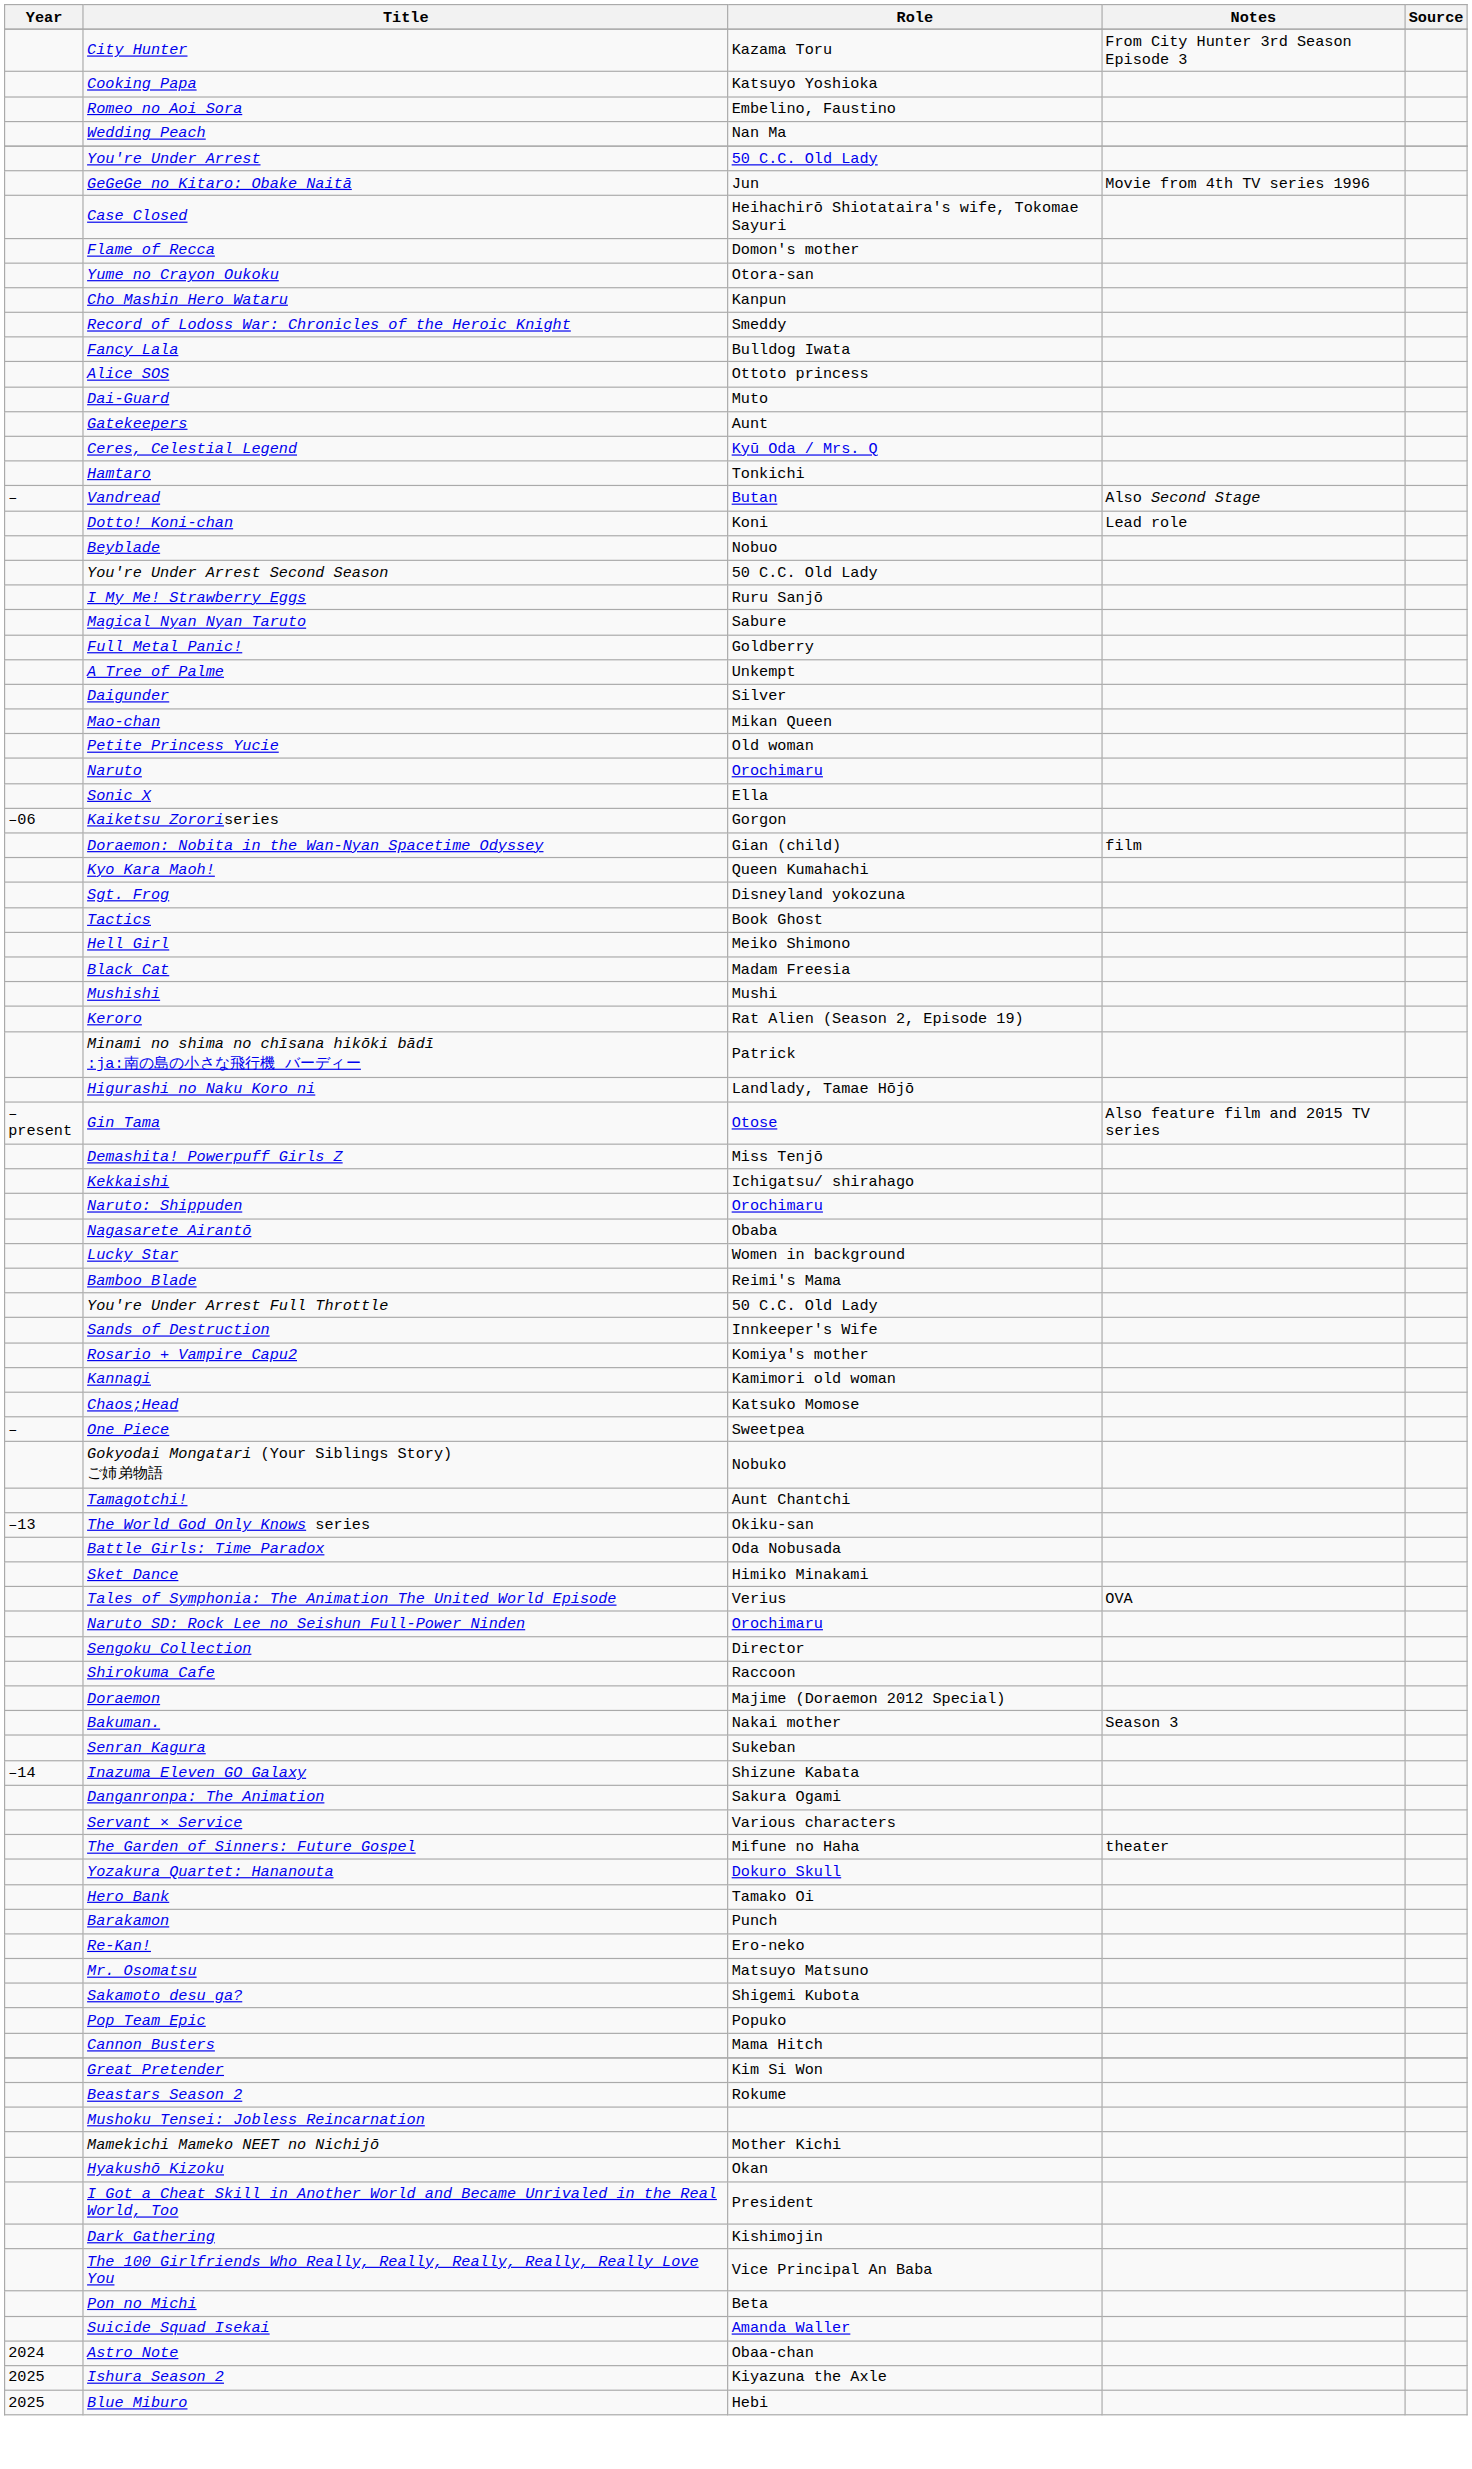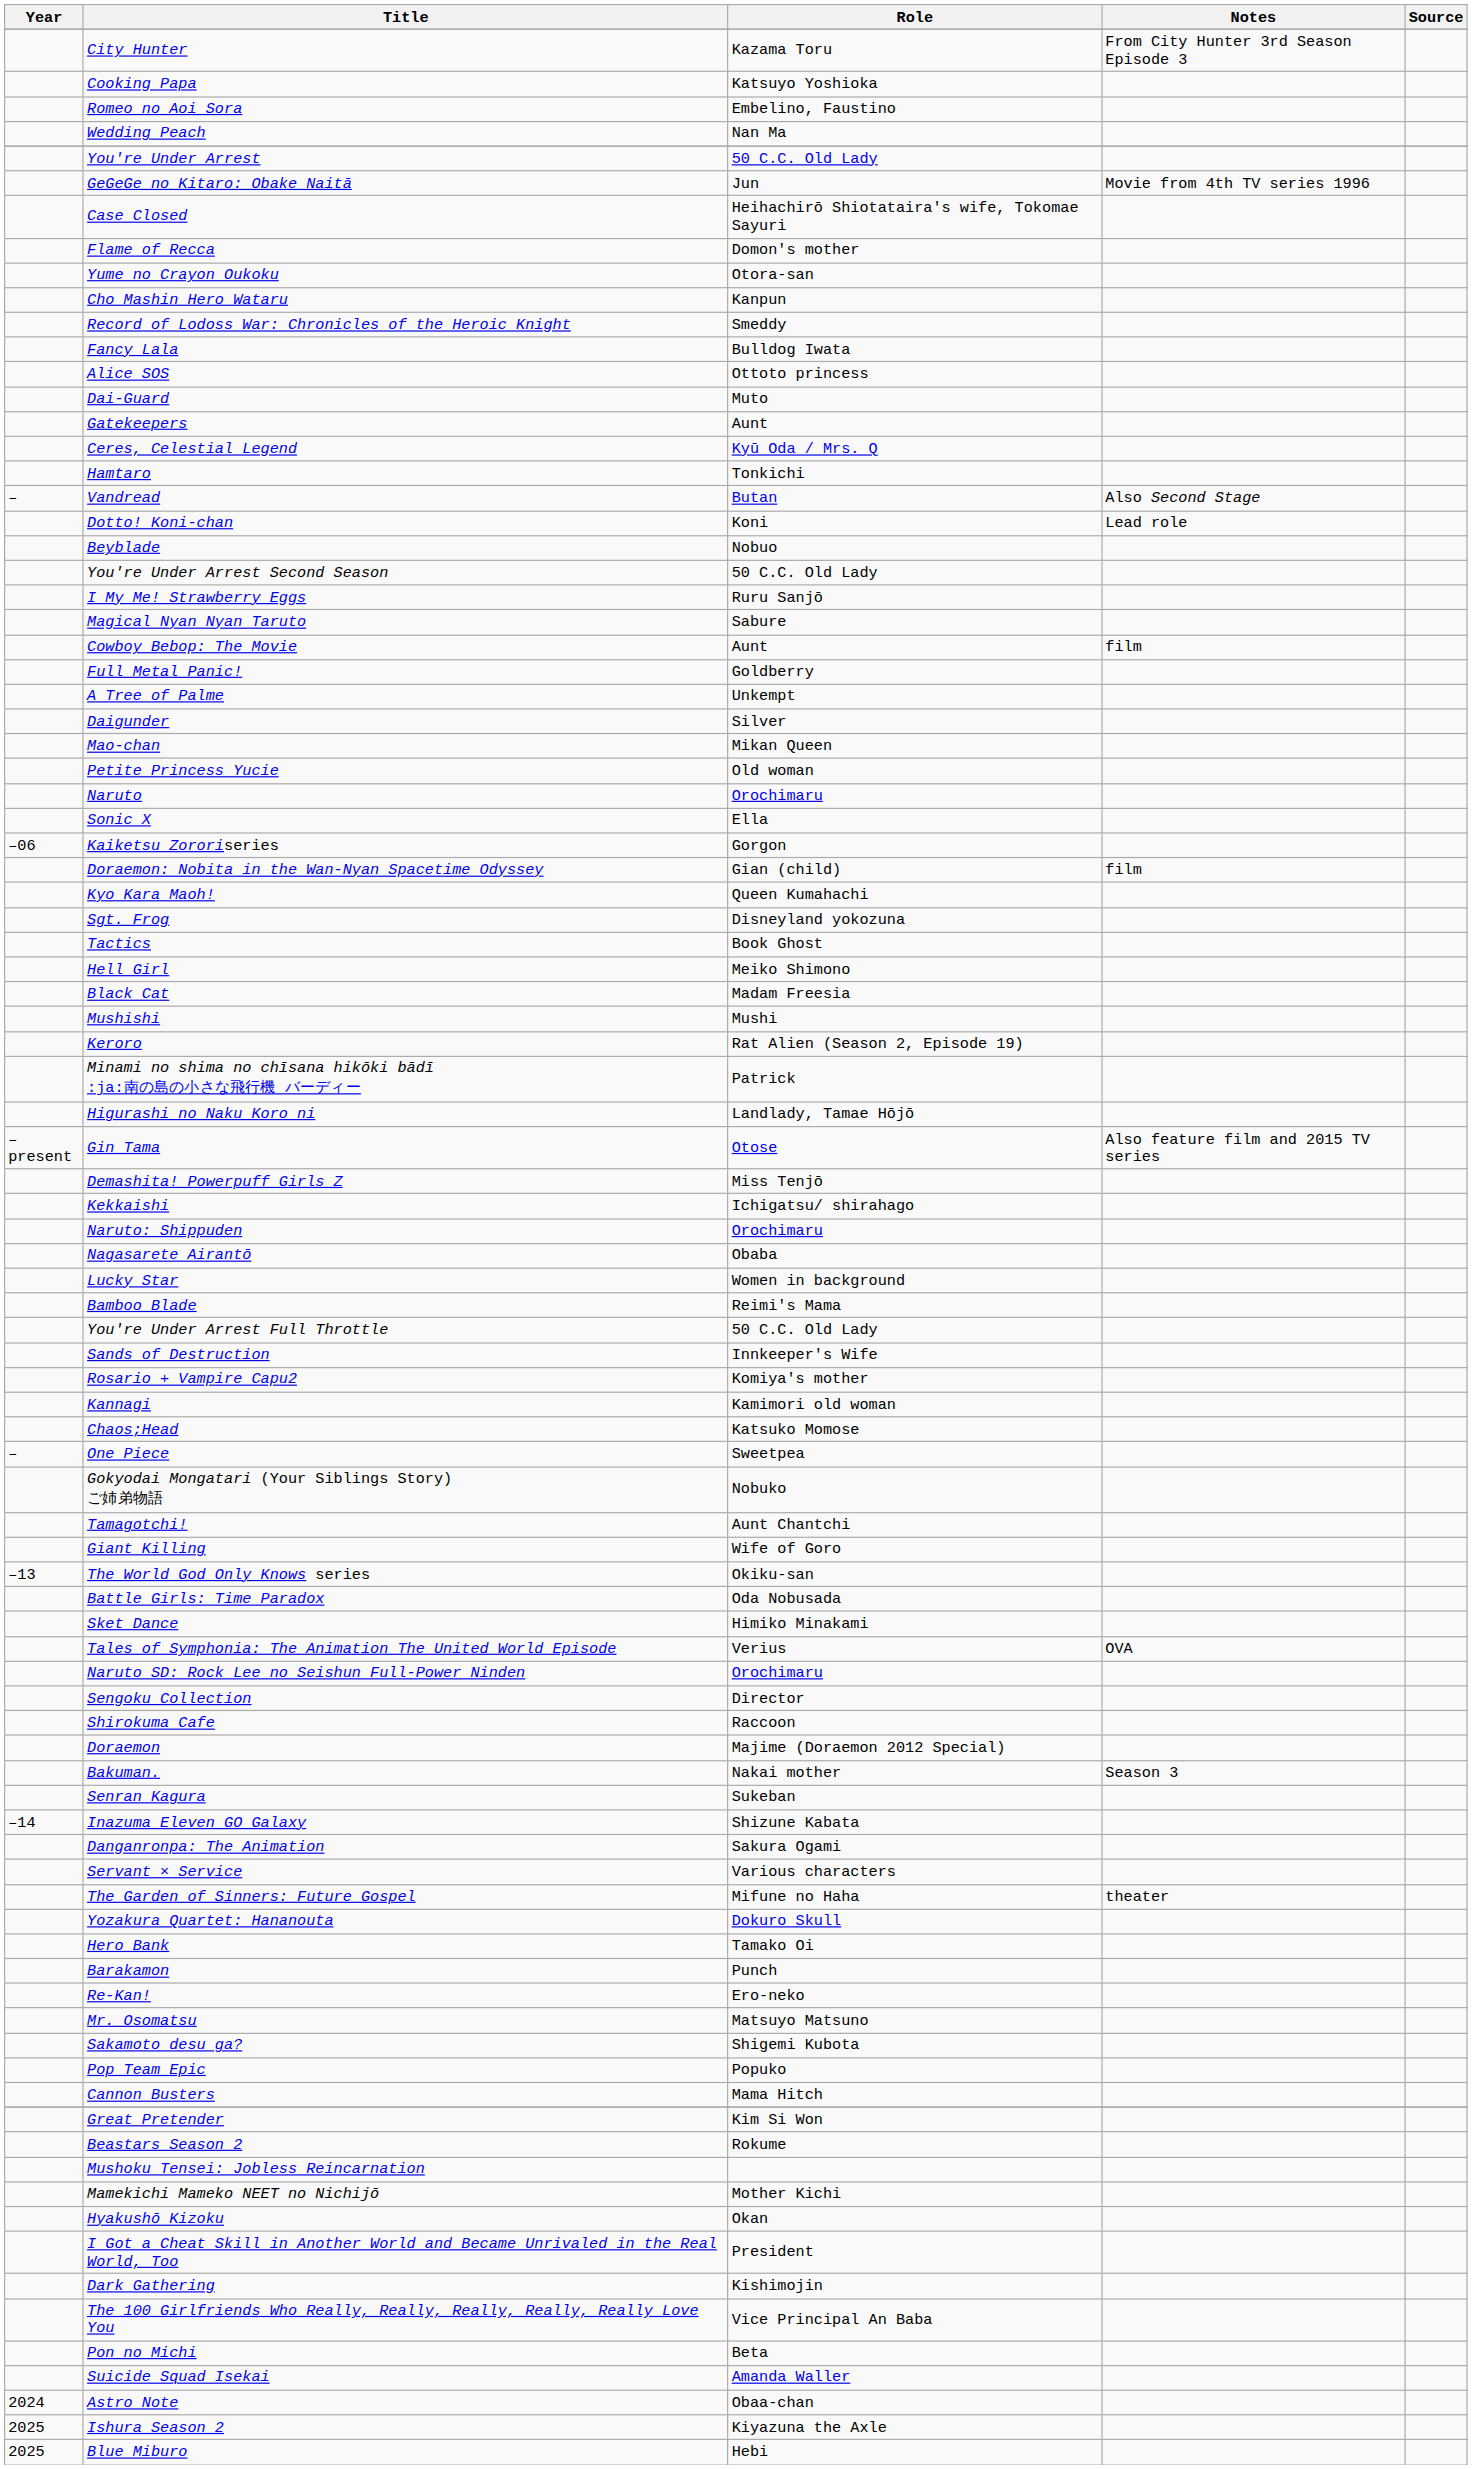+ row: (192, 647)
+ row: (146, 1550)
